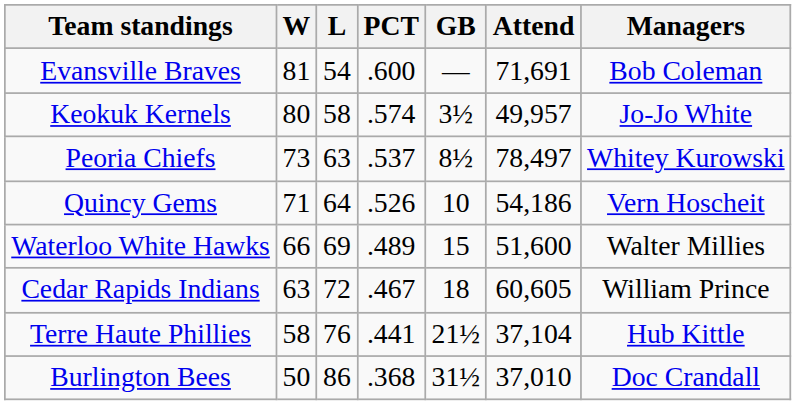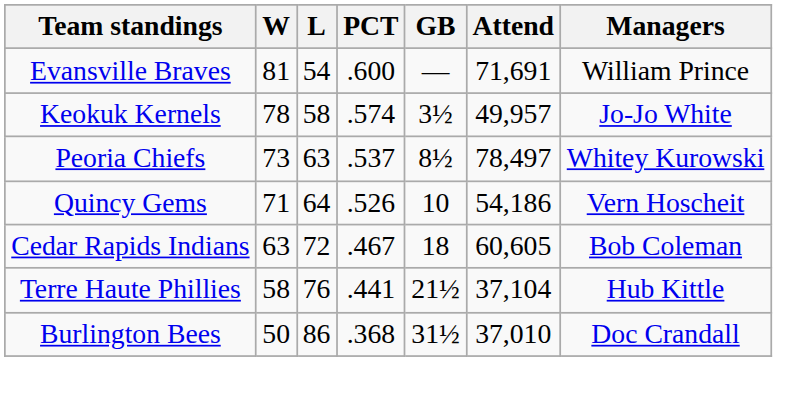(686, 70) Bob Coleman -> (666, 70) William Prince
(296, 114) 80 -> (276, 114) 78
- row: (141, 245)
(686, 289) William Prince -> (666, 245) Bob Coleman
